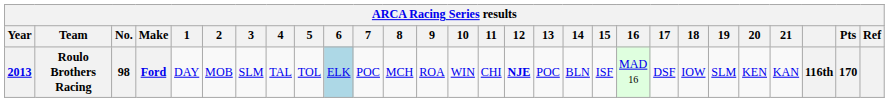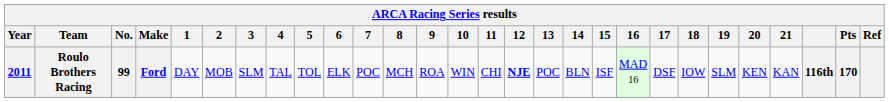(20, 72) 2013 -> (20, 72) 2011
(124, 72) 98 -> (124, 72) 99
(339, 72) lightblue background -> (339, 72) no background
